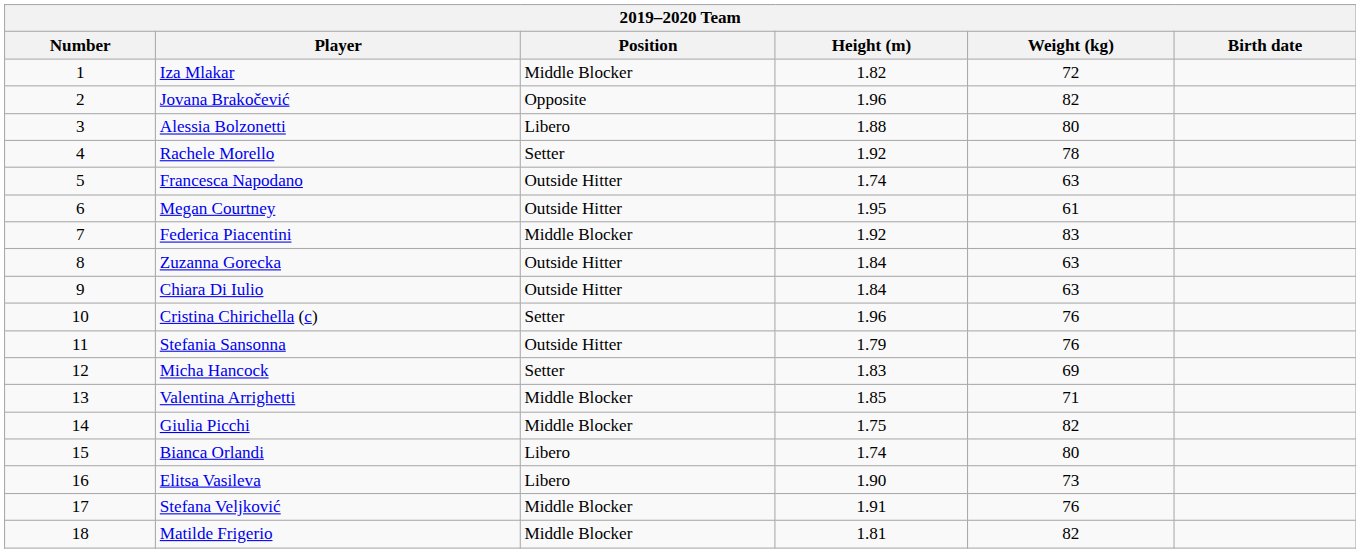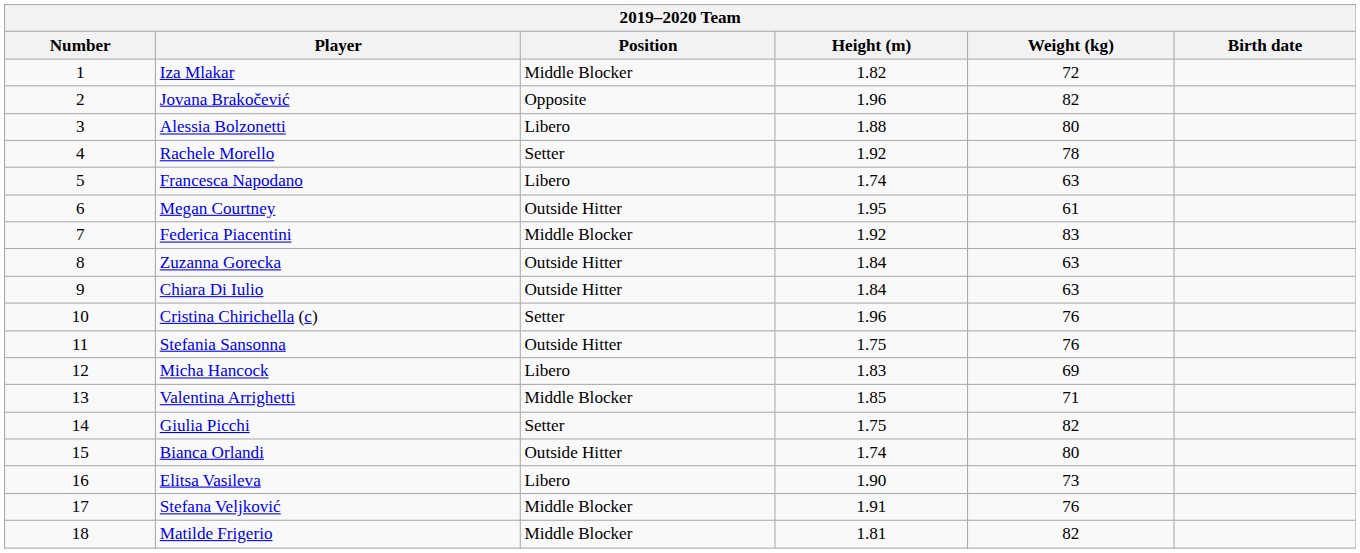(573, 180) Outside Hitter -> (547, 180) Libero
(871, 343) 1.79 -> (871, 343) 1.75
(544, 371) Setter -> (547, 371) Libero
(578, 425) Middle Blocker -> (544, 425) Setter
(547, 452) Libero -> (573, 452) Outside Hitter
